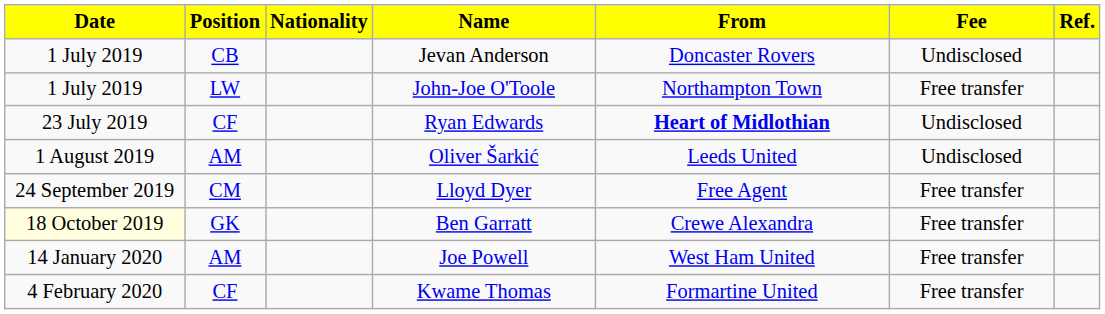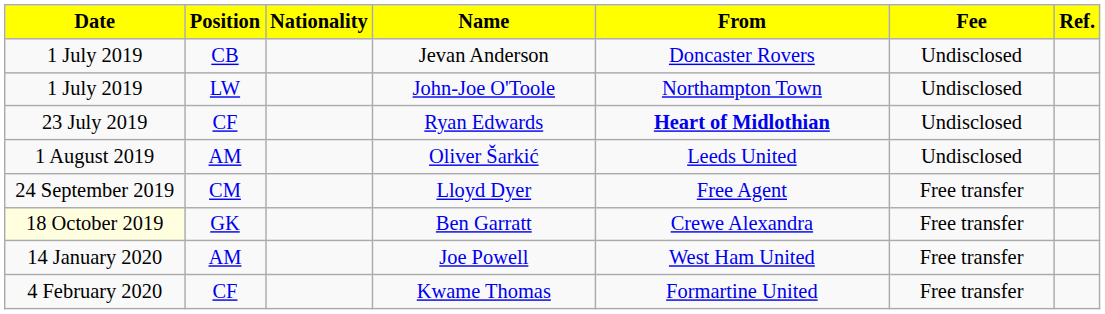(972, 89) Free transfer -> (972, 89) Undisclosed
